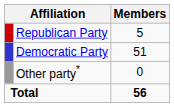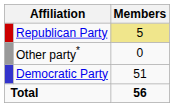(140, 33) no background -> (140, 33) khaki background
rows swapped: (62, 52) <-> (48, 72)
